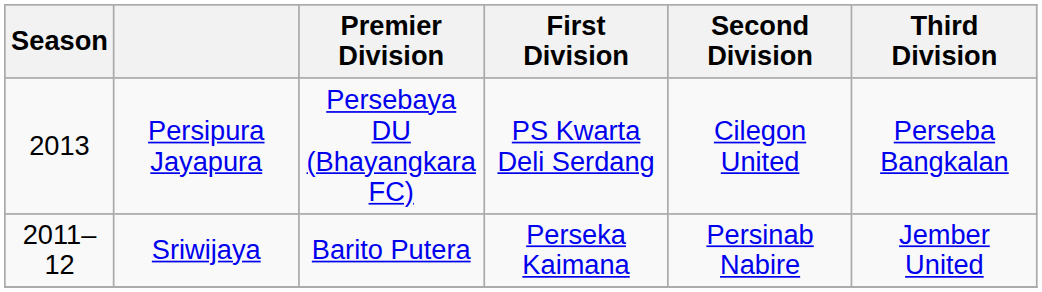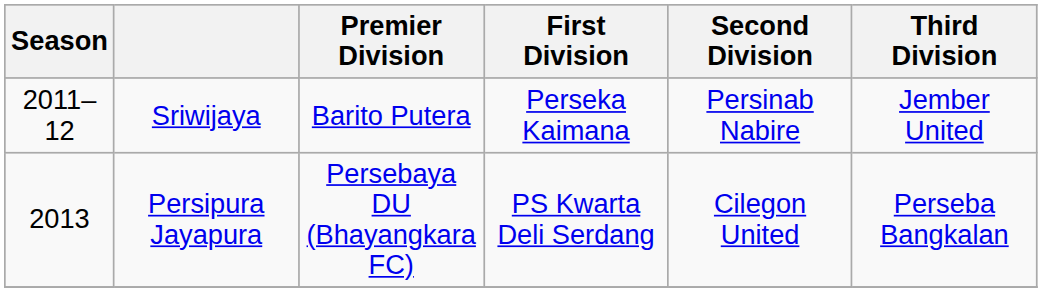rows swapped: (206, 250) <-> (206, 145)
